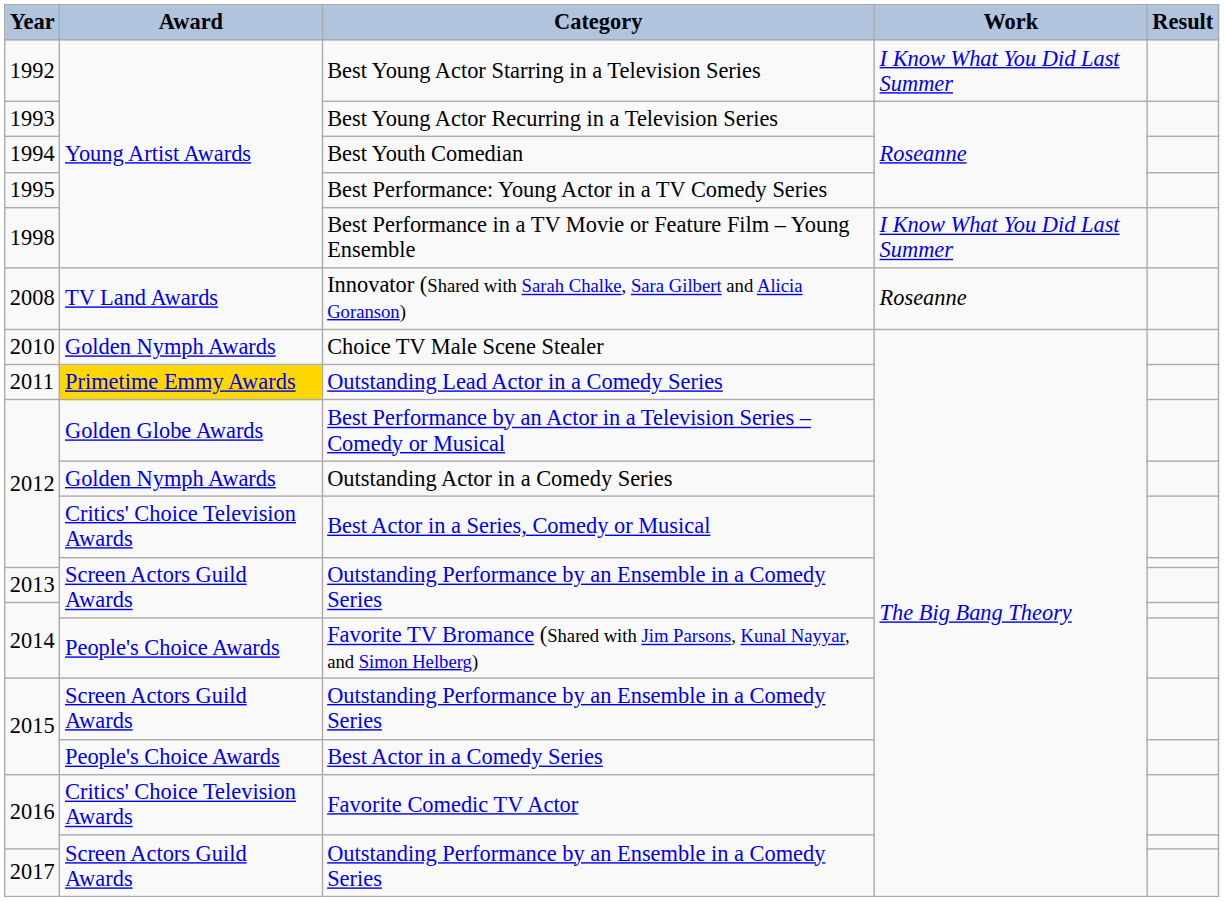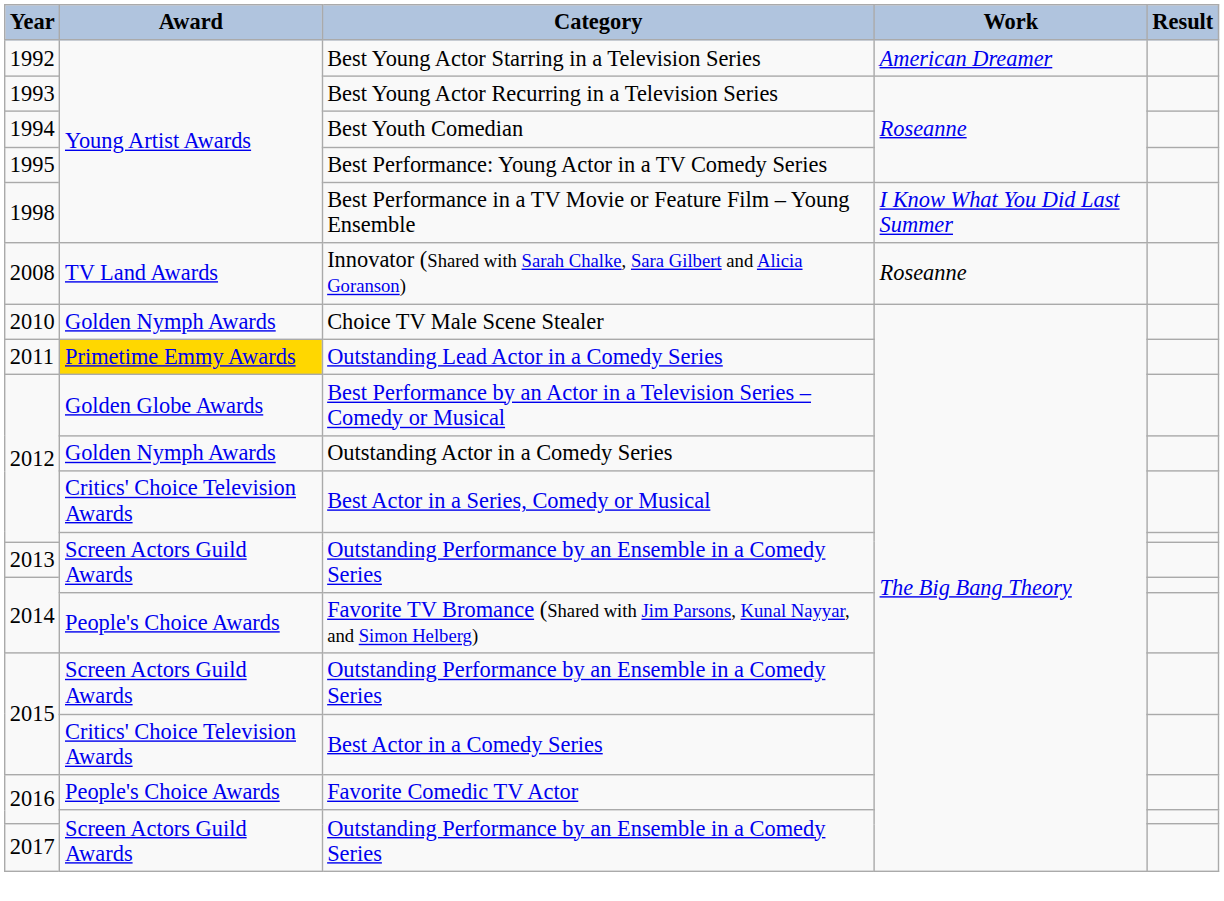(1000, 70) I Know What You Did Last Summer -> (966, 57) American Dreamer
(172, 756) People's Choice Awards -> (180, 744) Critics' Choice Television Awards
(180, 804) Critics' Choice Television Awards -> (172, 792) People's Choice Awards
